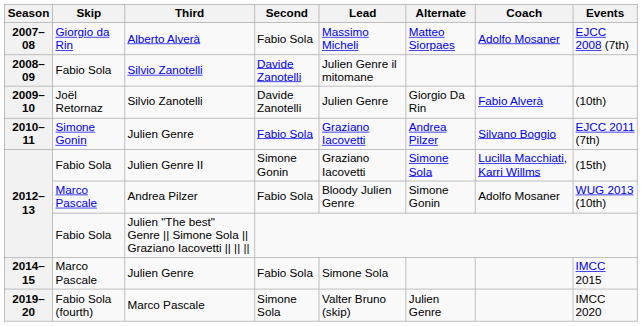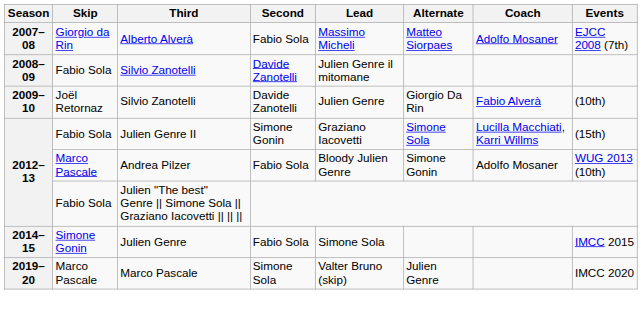- row: (29, 133)
(76, 273) Marco Pascale -> (75, 241) Simone Gonin
(83, 305) Fabio Sola (fourth) -> (76, 273) Marco Pascale
